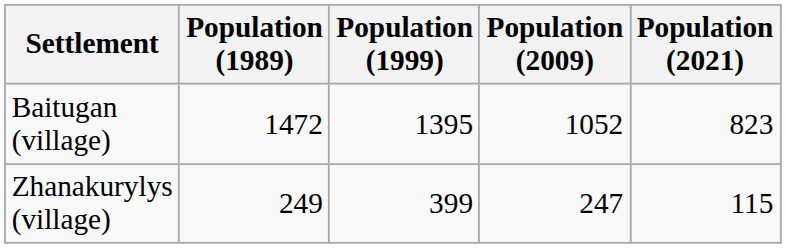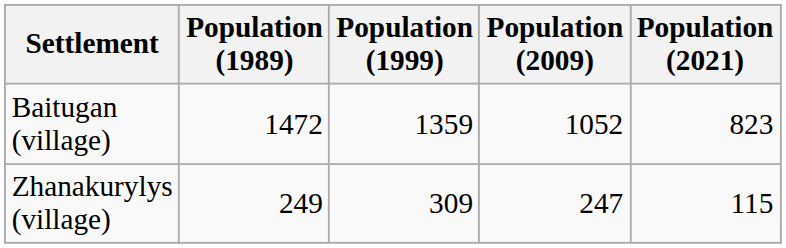(444, 123) 1395 -> (444, 123) 1359
(451, 202) 399 -> (451, 202) 309
